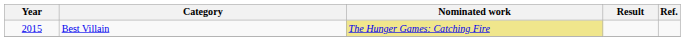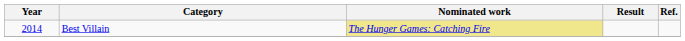(32, 28) 2015 -> (32, 28) 2014
